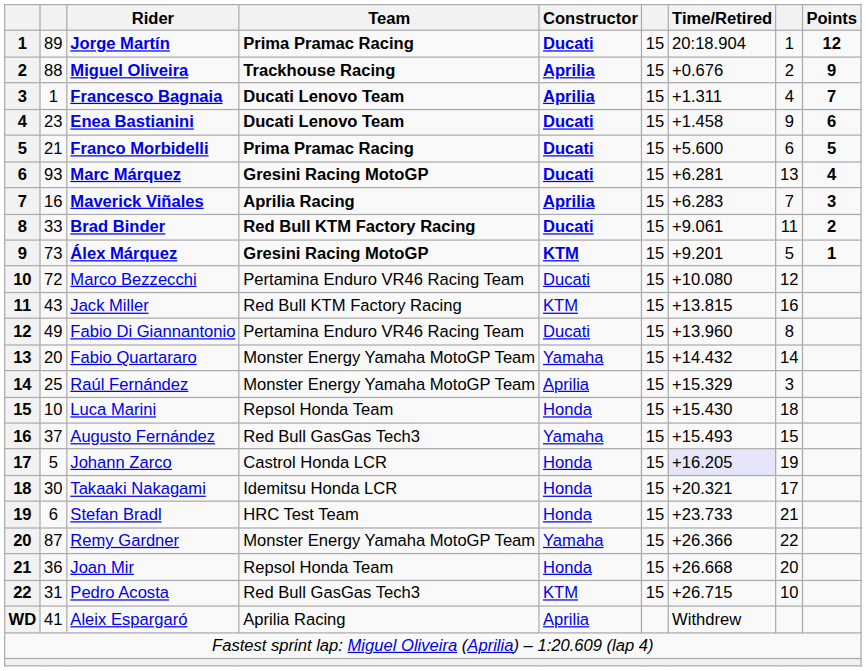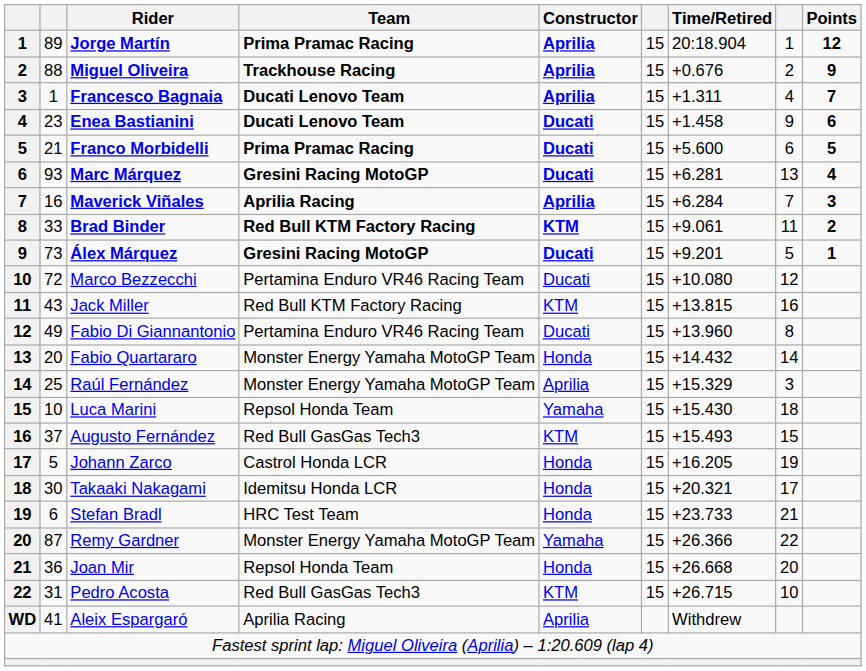(568, 43) Ducati -> (569, 43) Aprilia
(698, 200) +6.283 -> (698, 200) +6.284
(568, 227) Ducati -> (561, 227) KTM
(561, 253) KTM -> (568, 253) Ducati
(573, 357) Yamaha -> (567, 357) Honda
(567, 410) Honda -> (573, 410) Yamaha
(573, 436) Yamaha -> (561, 436) KTM
(702, 462) lavender background -> (702, 462) no background
